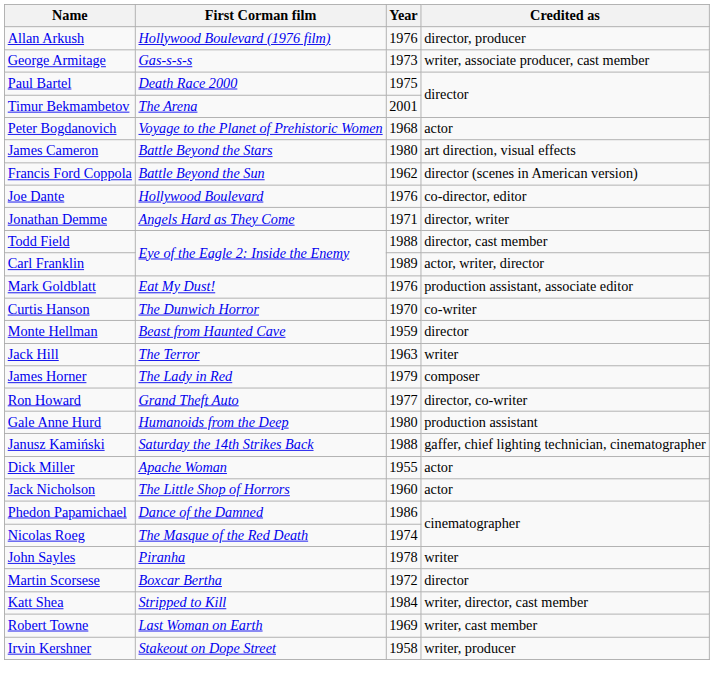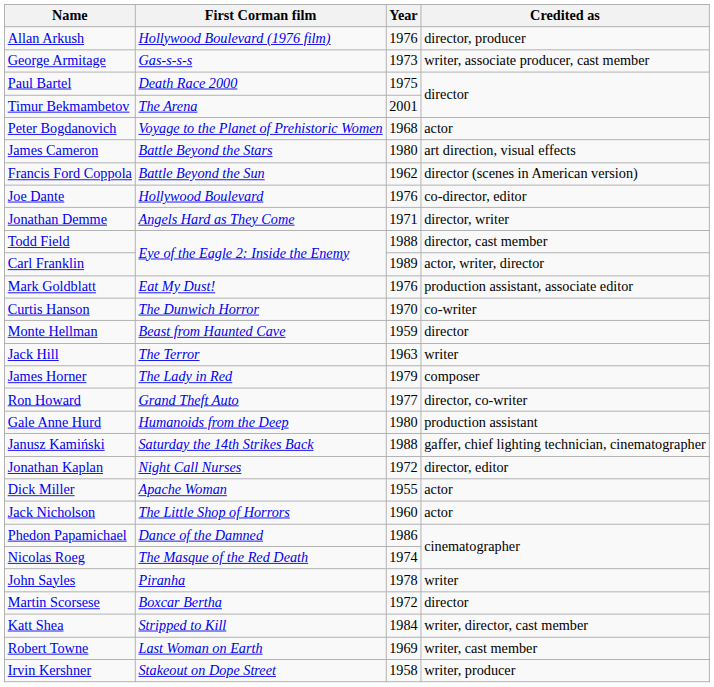+ row: (55, 467)
